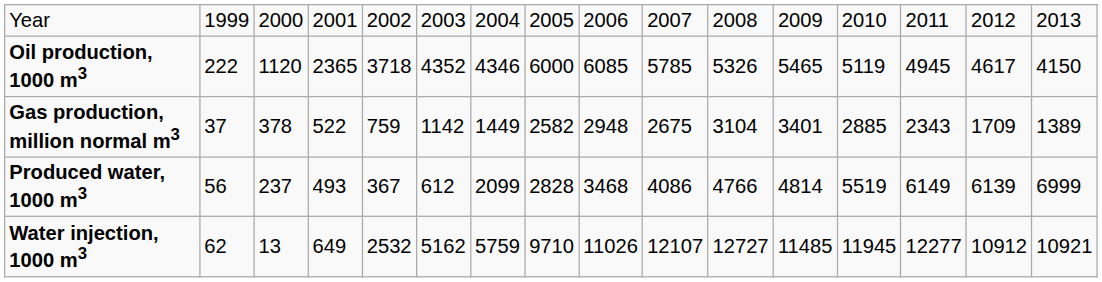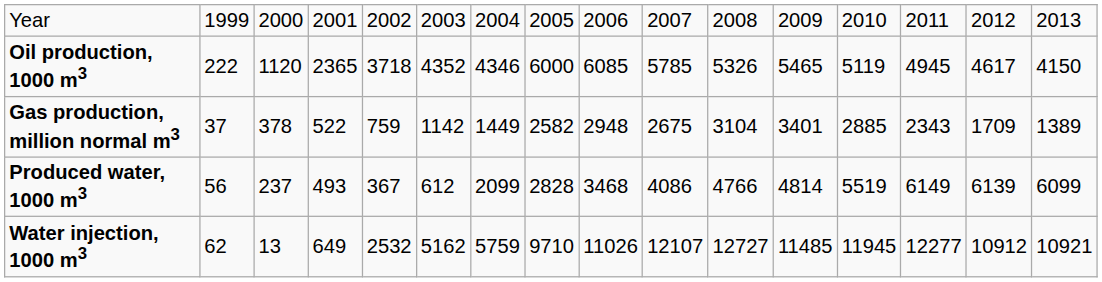(1059, 186) 6999 -> (1059, 186) 6099
